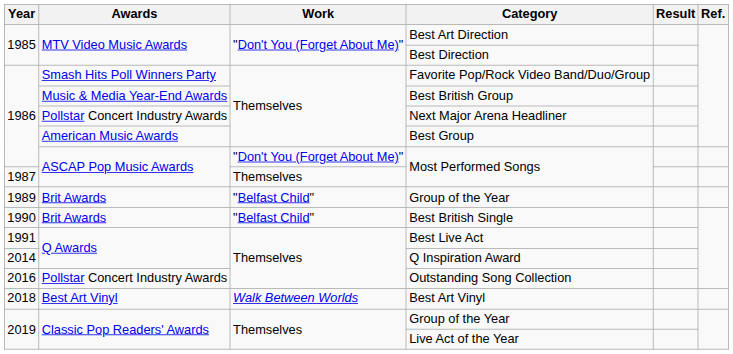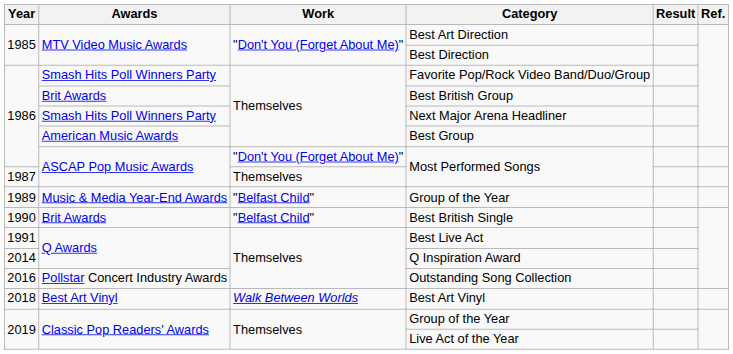(134, 95) Music & Media Year-End Awards -> (74, 95) Brit Awards
(134, 116) Pollstar Concert Industry Awards -> (129, 116) Smash Hits Poll Winners Party
(74, 197) Brit Awards -> (134, 197) Music & Media Year-End Awards
